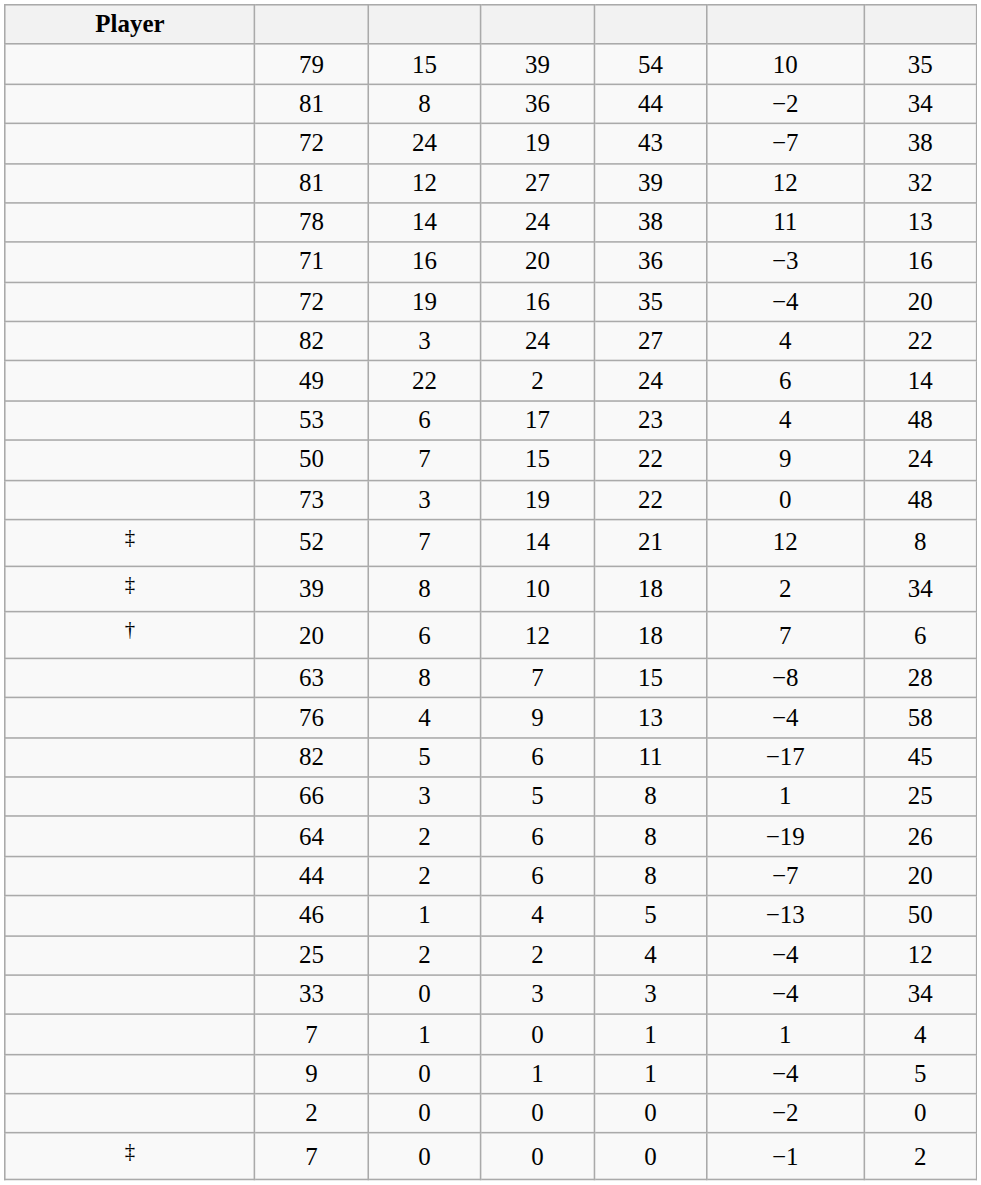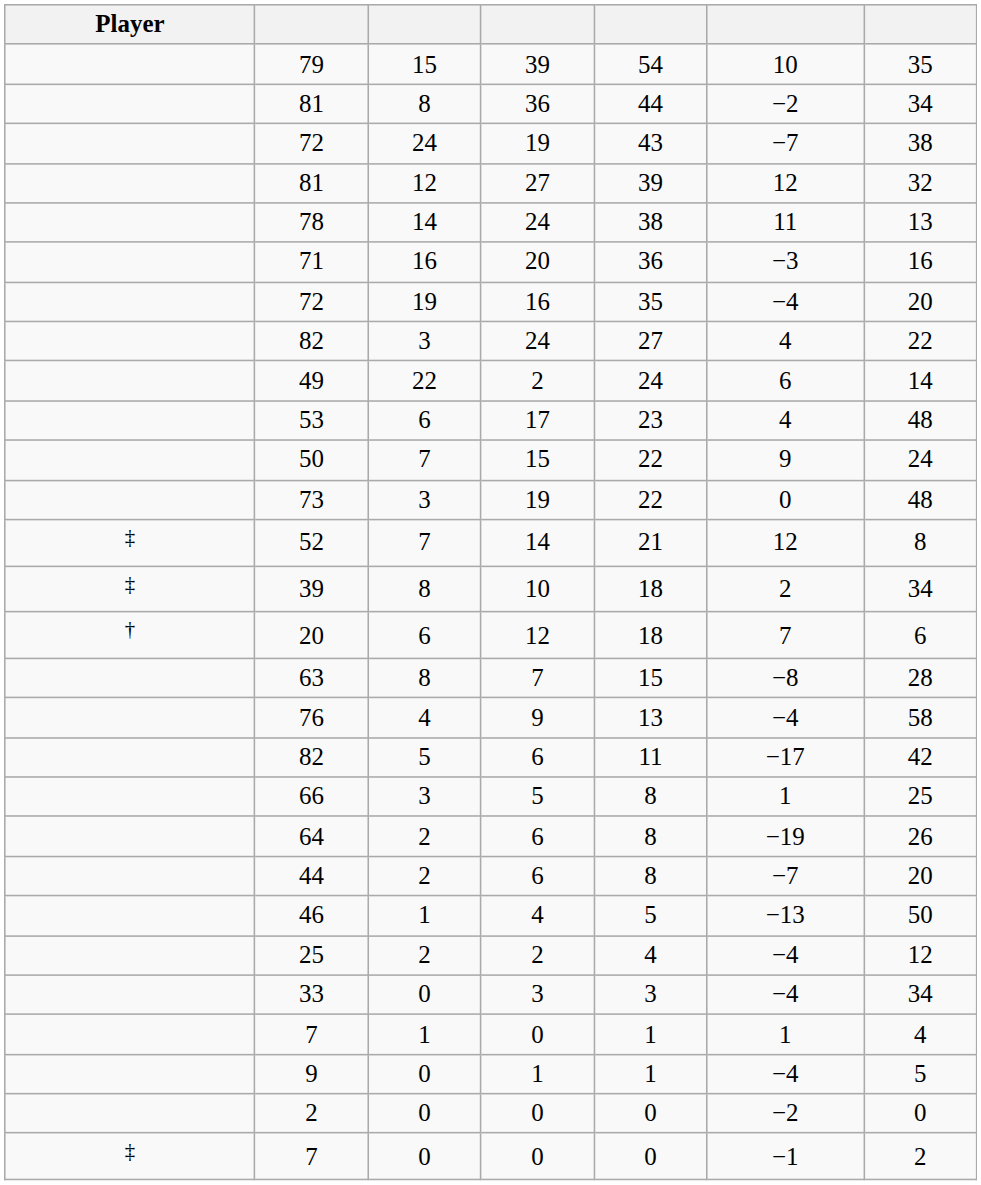(920, 757) 45 -> (920, 757) 42
